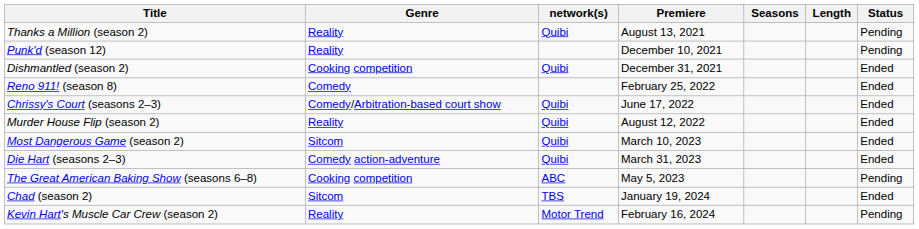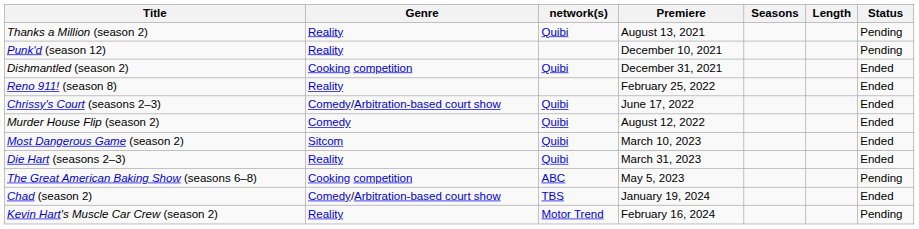(329, 86) Comedy -> (326, 86) Reality
(326, 123) Reality -> (329, 123) Comedy
(374, 159) Comedy action-adventure -> (326, 159) Reality
(326, 196) Sitcom -> (404, 196) Comedy/Arbitration-based court show
